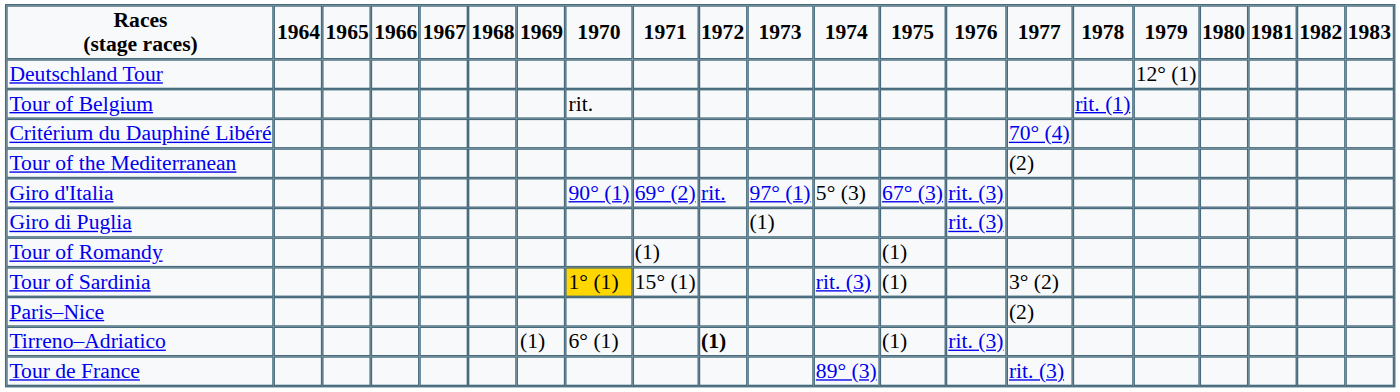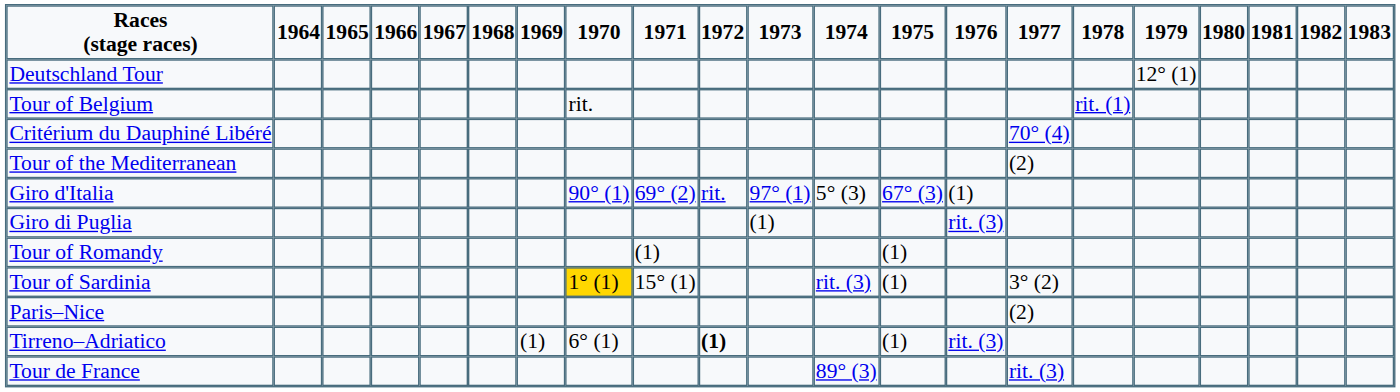(976, 192) rit. (3) -> (961, 192) (1)
